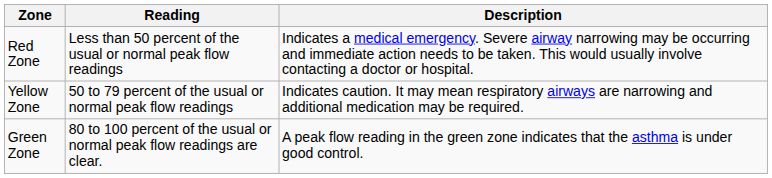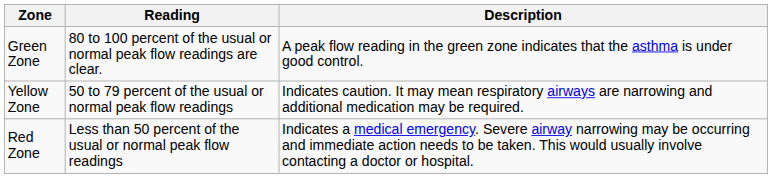rows swapped: (27, 146) <-> (24, 53)
